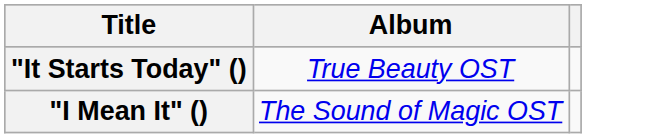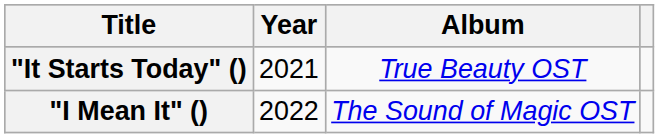+ column: (289, 25)
